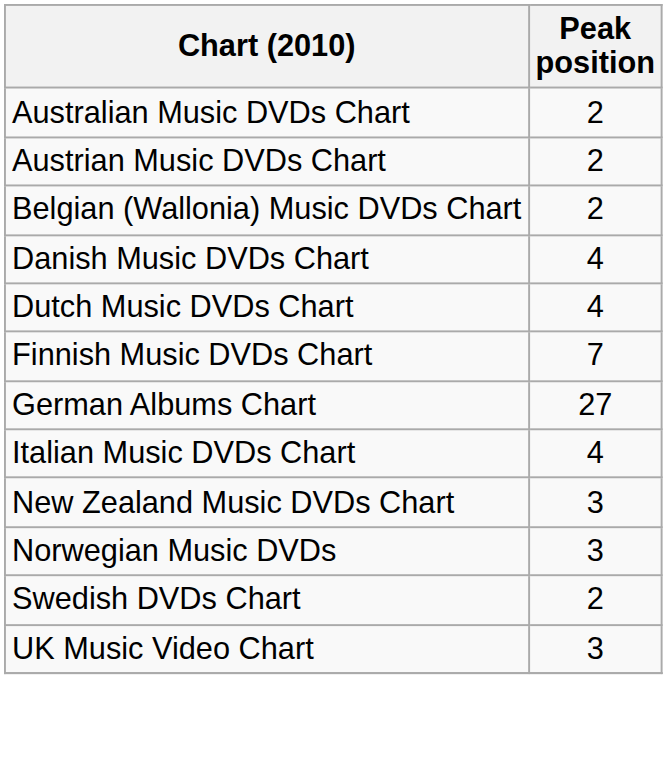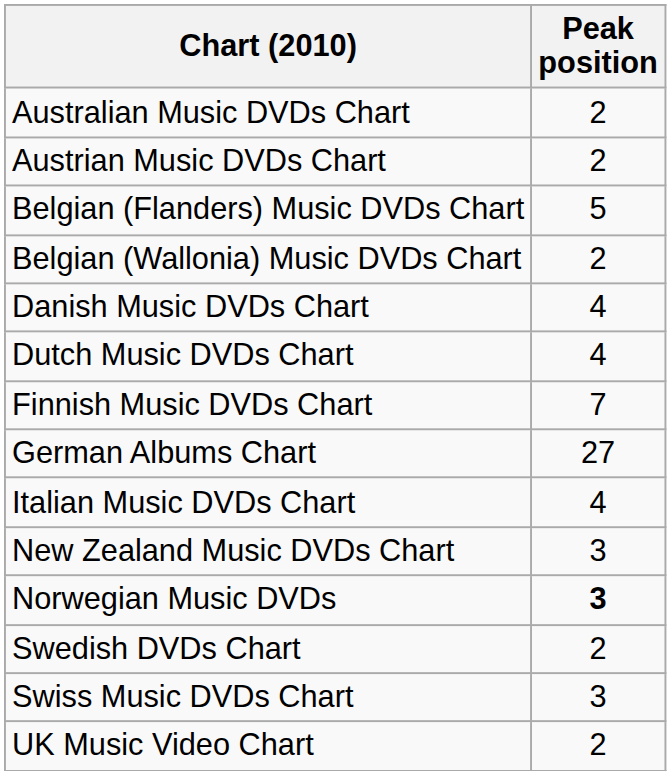+ row: (268, 209)
(595, 550) normal -> (598, 599) bold
+ row: (183, 696)
(595, 648) 3 -> (598, 745) 2
